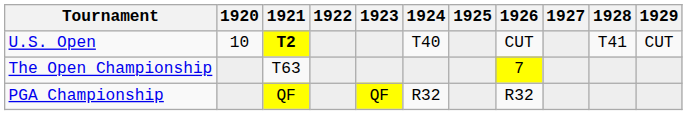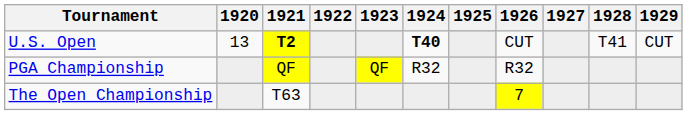(240, 44) 10 -> (240, 44) 13
(426, 44) normal -> (426, 44) bold
rows swapped: (110, 70) <-> (86, 96)
